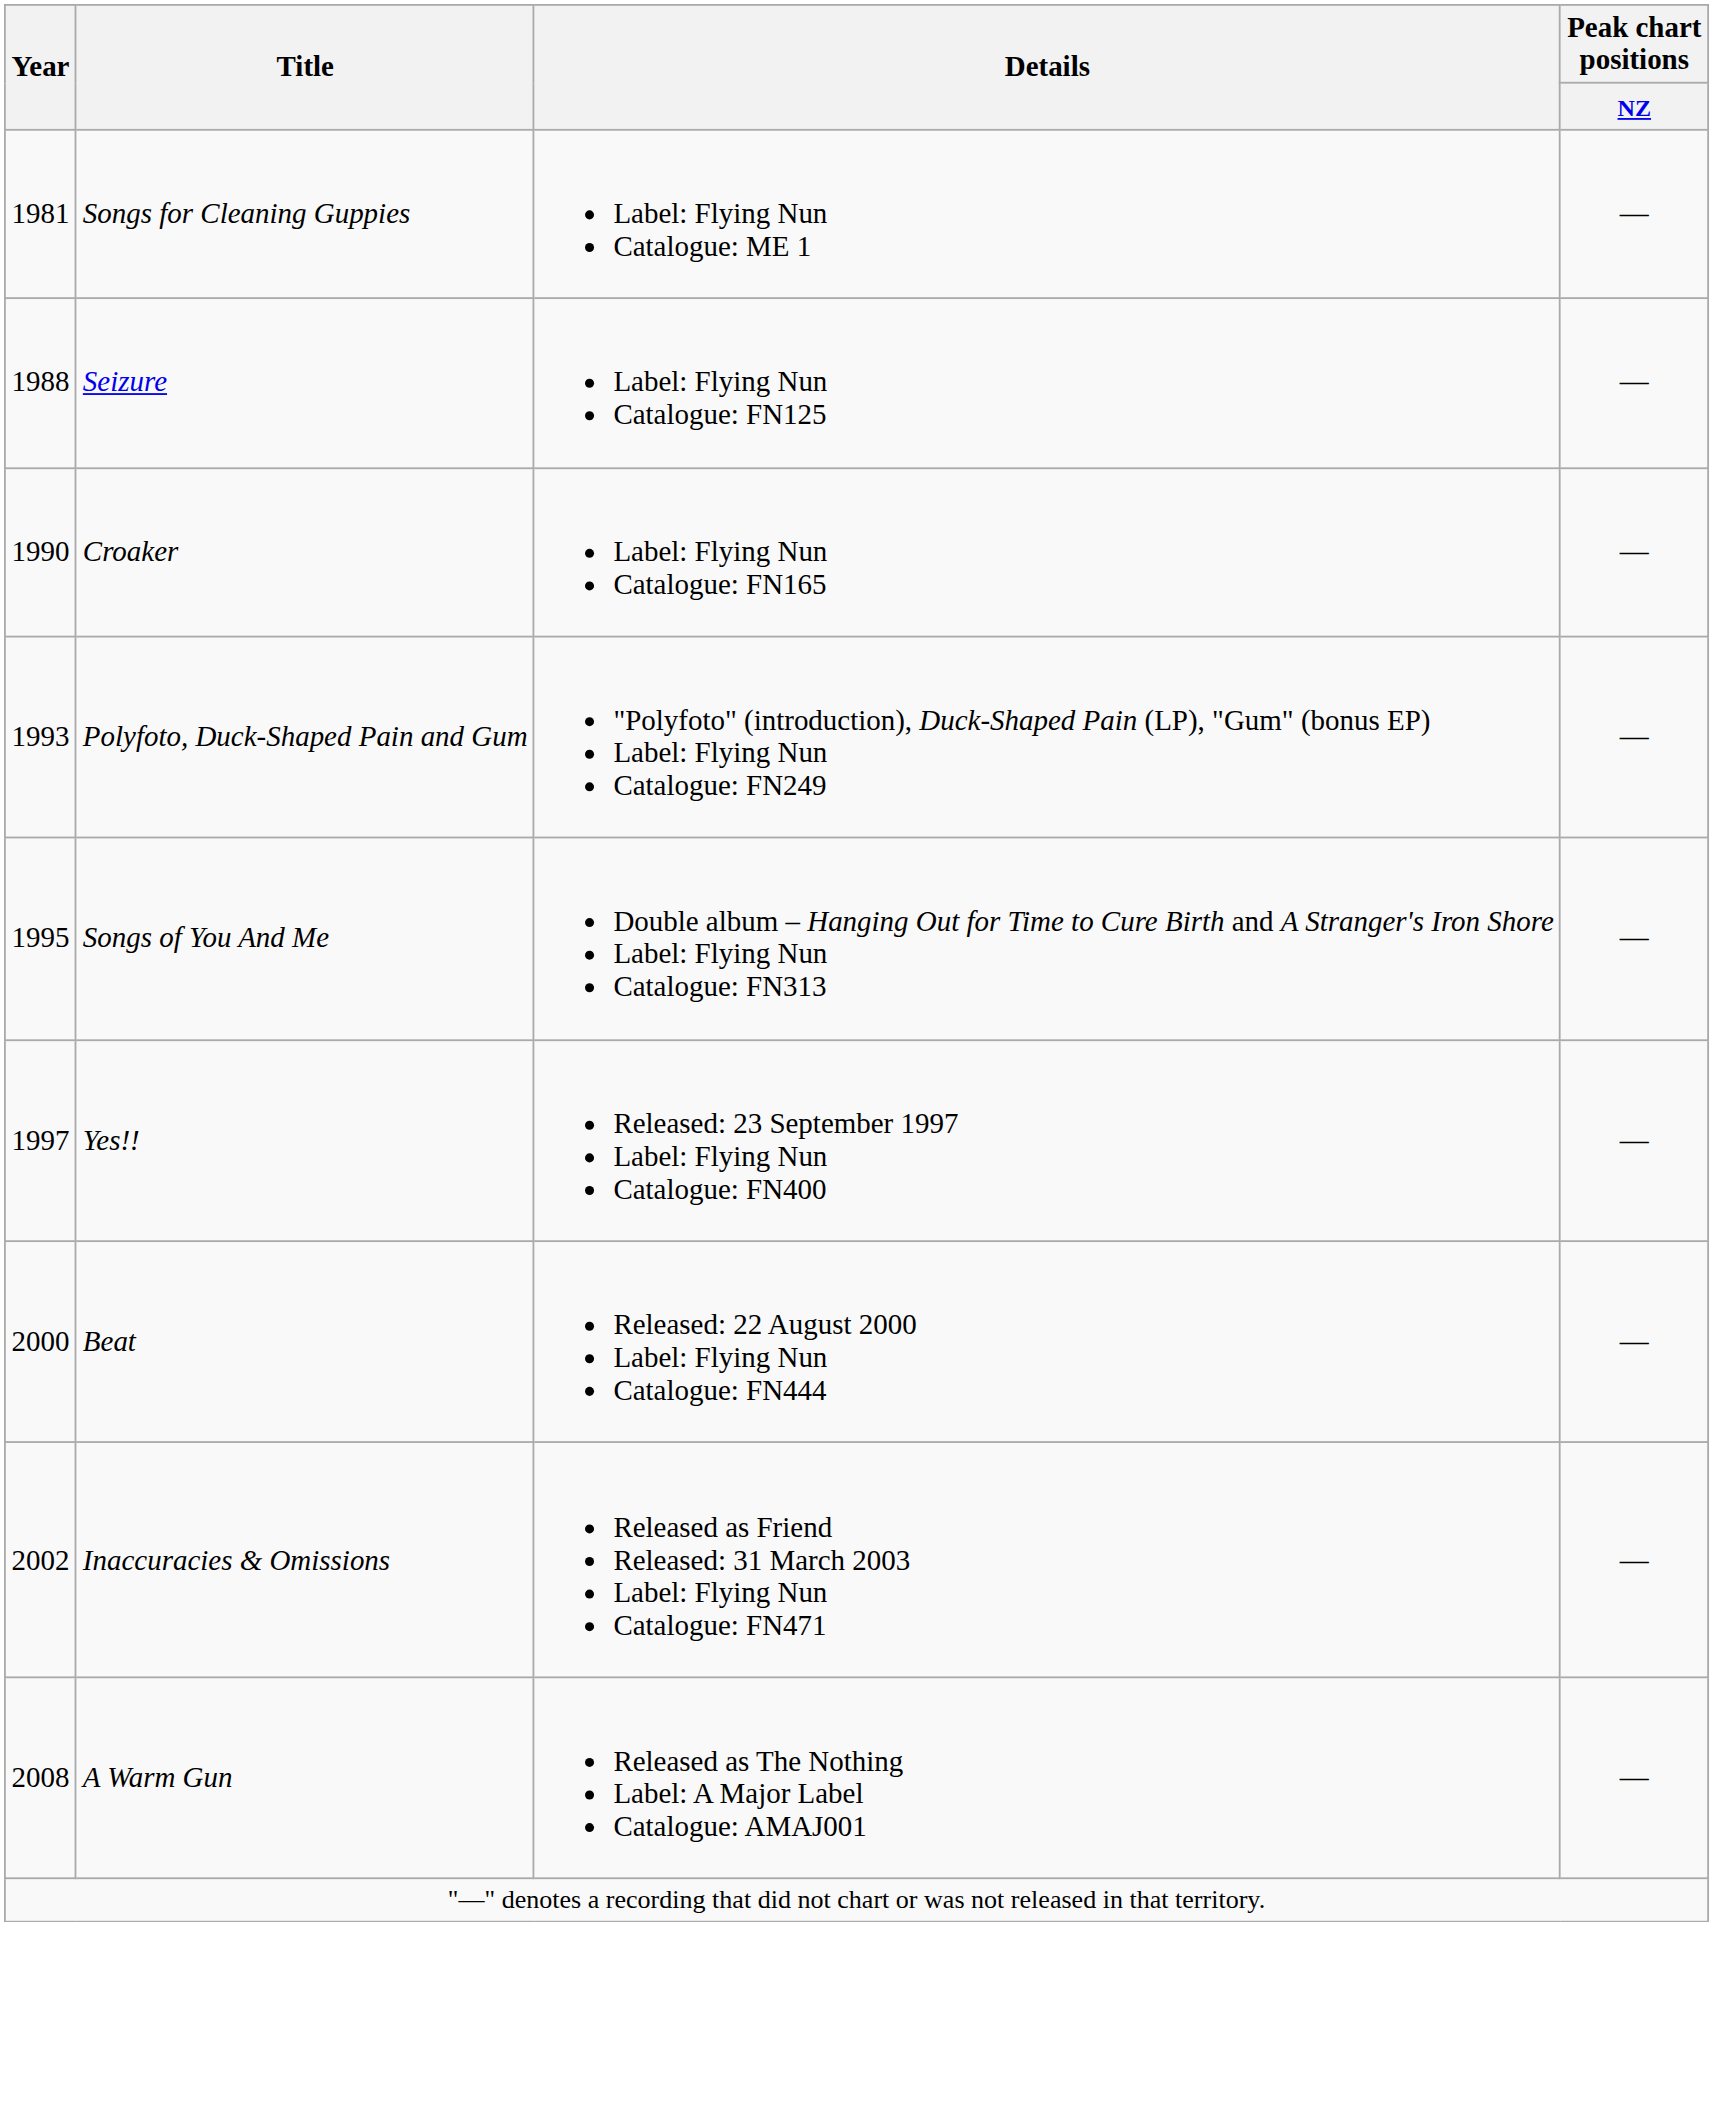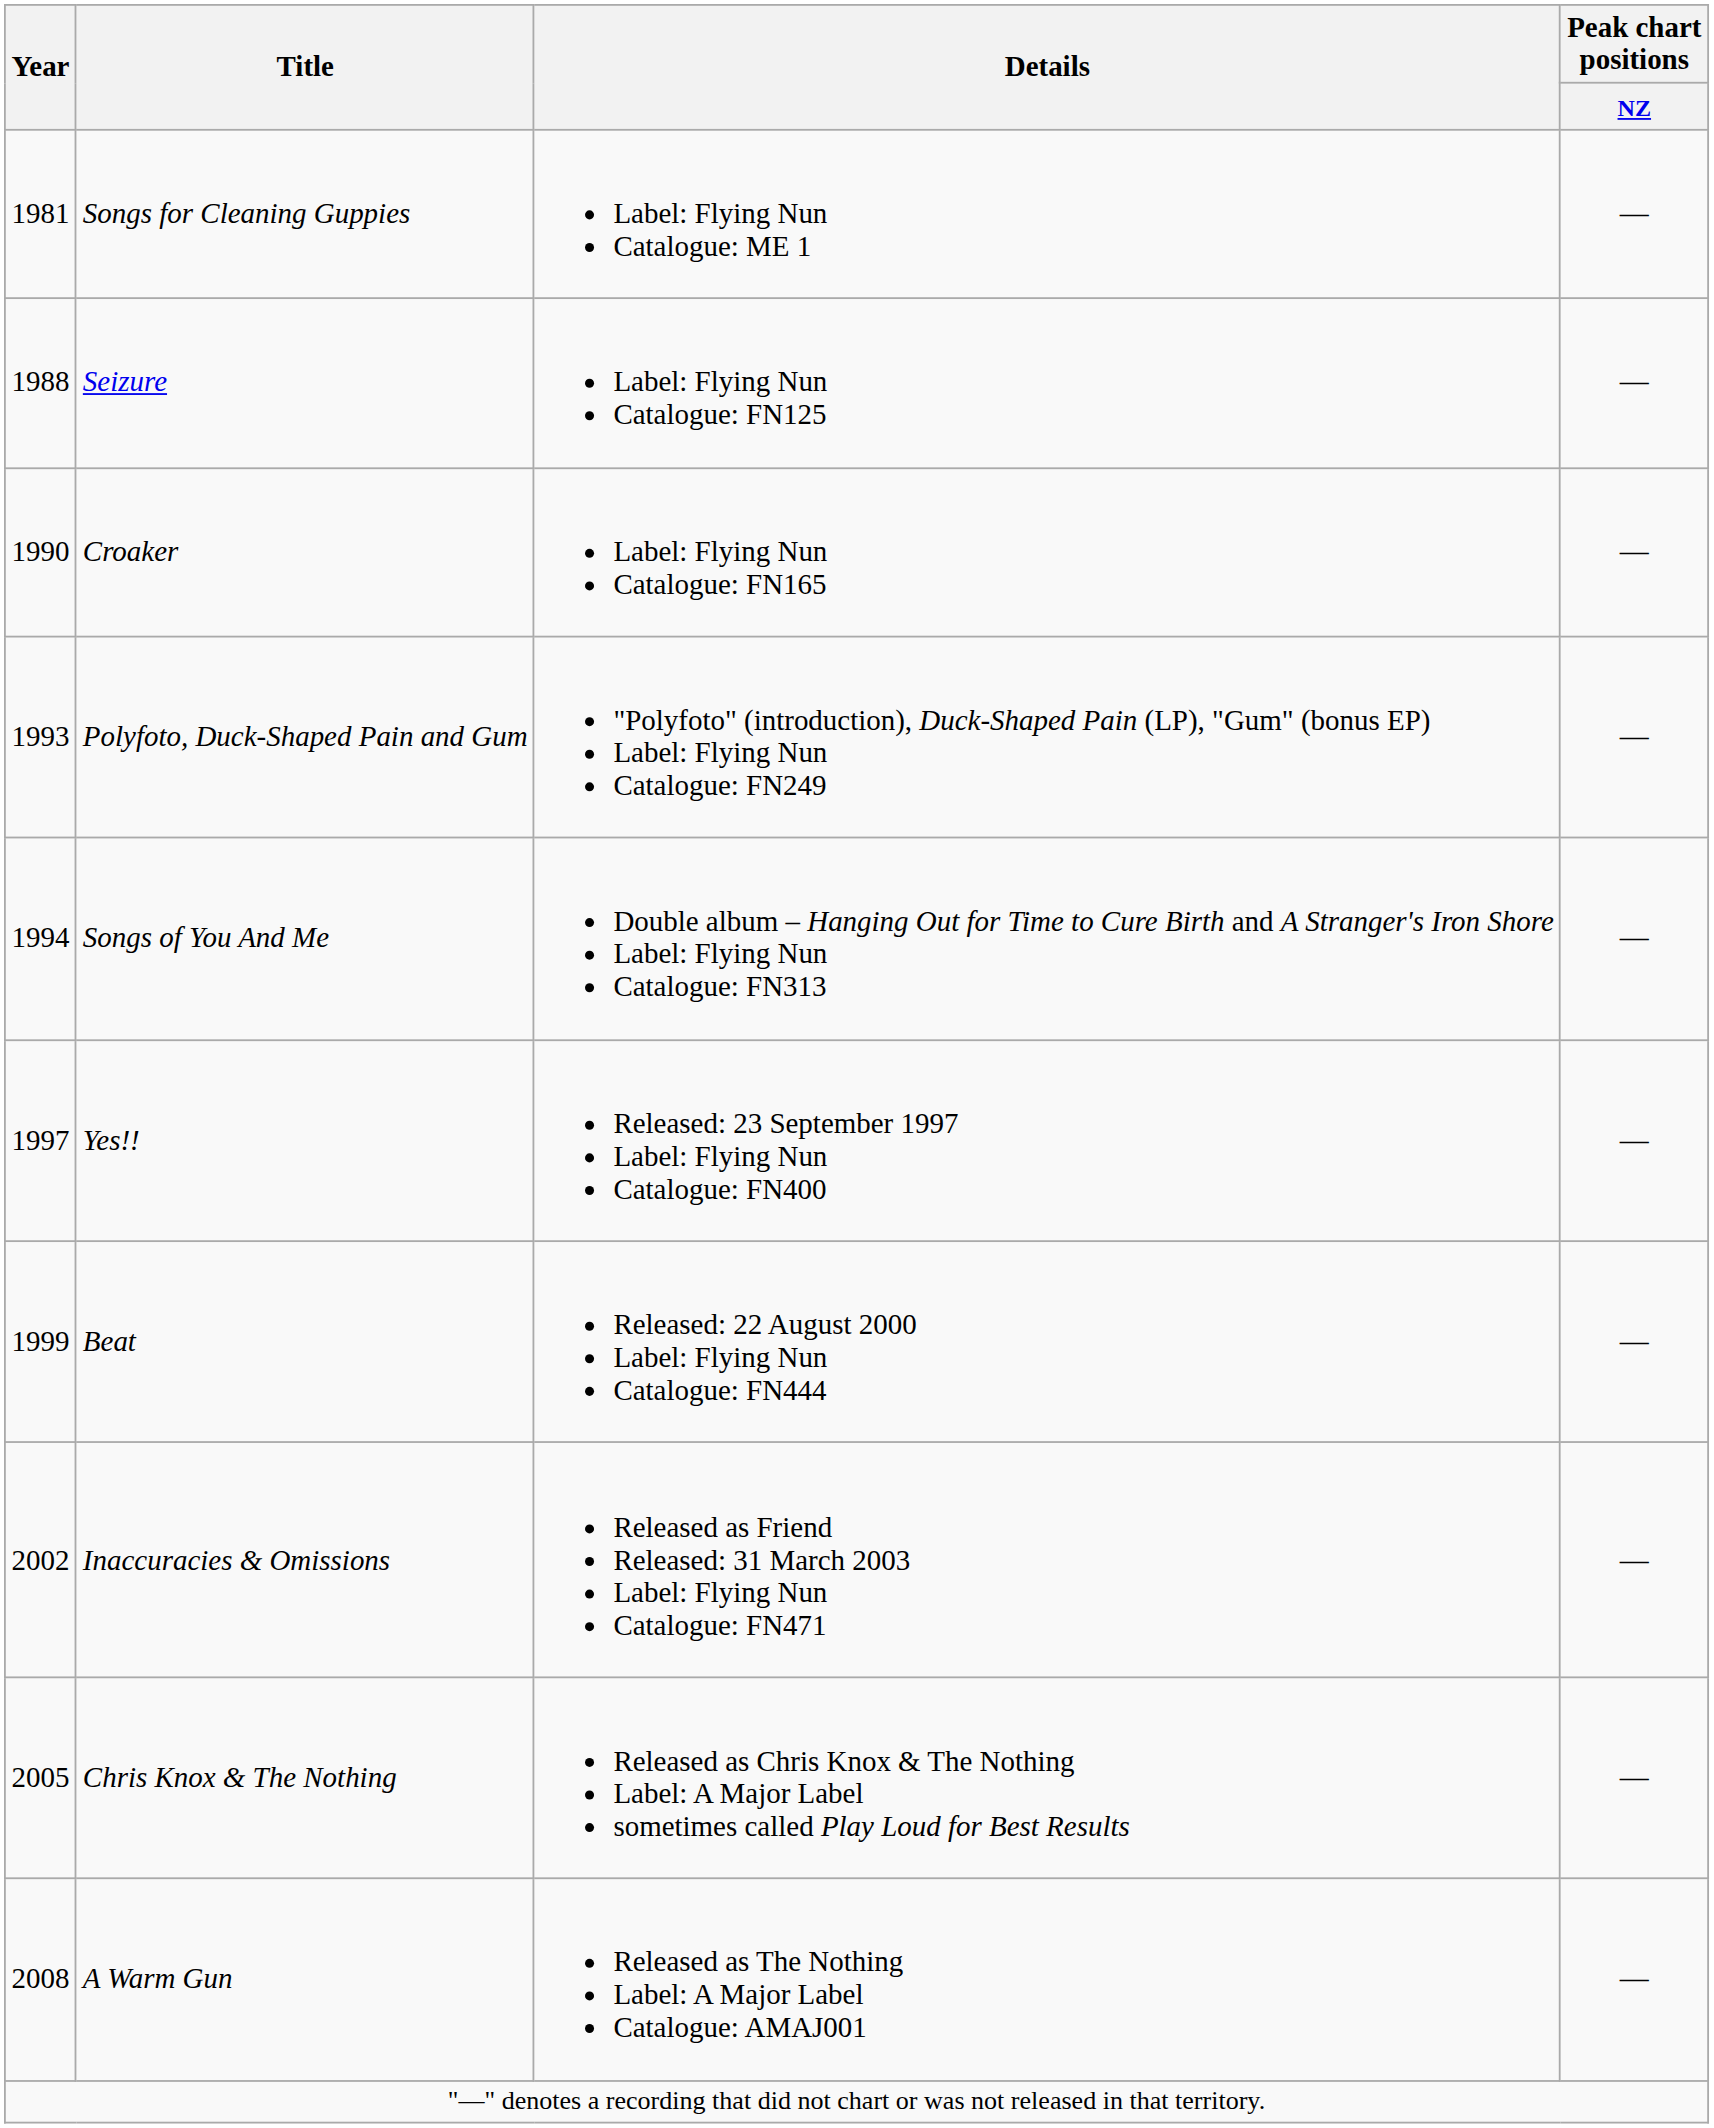(41, 938) 1995 -> (41, 938) 1994
(41, 1341) 2000 -> (41, 1341) 1999
+ row: (240, 1777)
